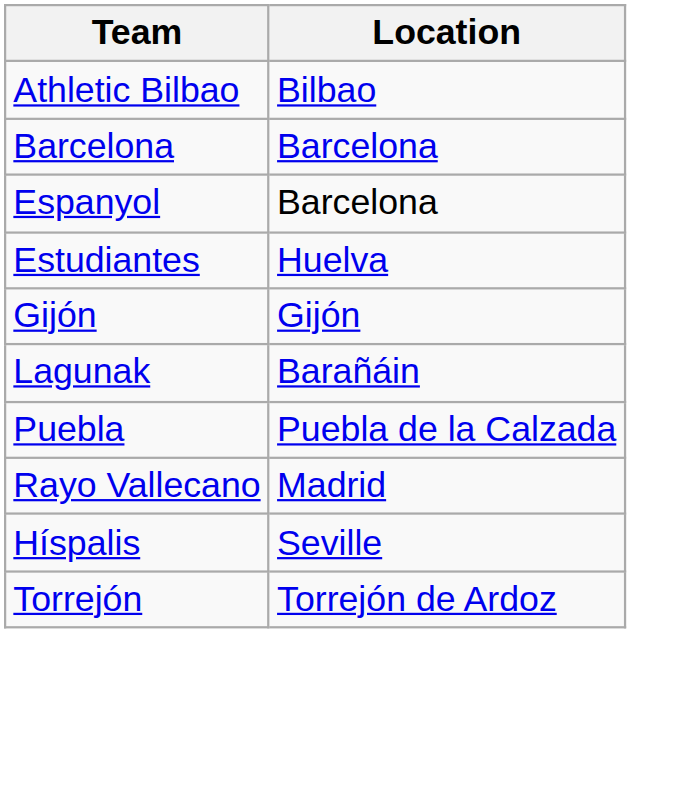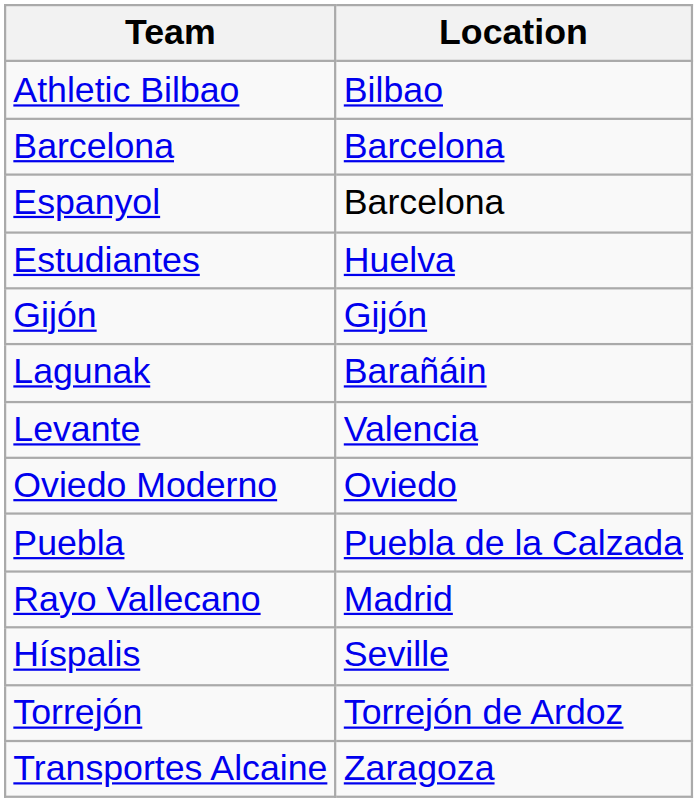+ row: (77, 428)
+ row: (145, 485)
+ row: (170, 768)
